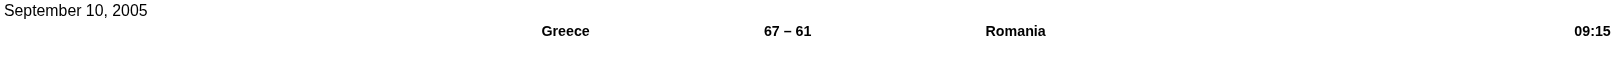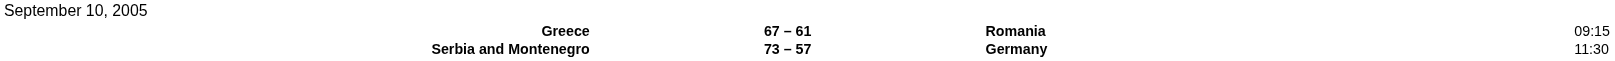(1593, 31) bold -> (1592, 31) normal
+ row: (511, 49)
